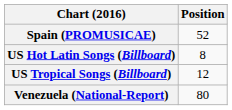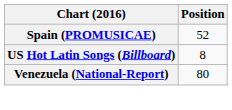- row: (91, 74)
